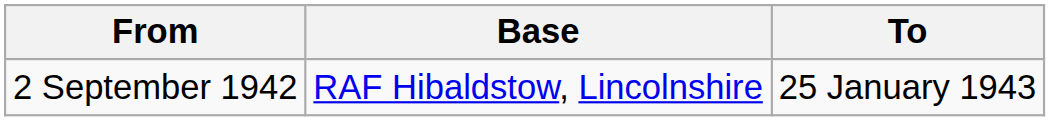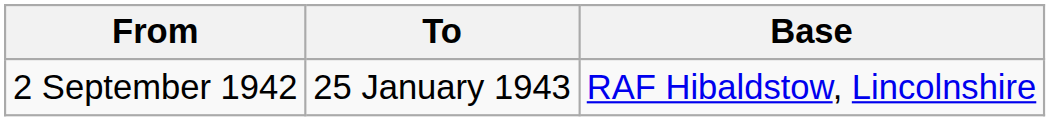columns swapped: (908, 31) <-> (538, 31)
